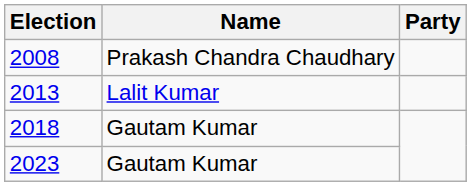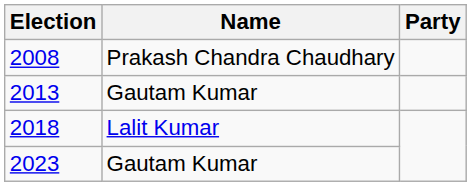(163, 92) Lalit Kumar -> (182, 92) Gautam Kumar
(182, 127) Gautam Kumar -> (163, 127) Lalit Kumar
